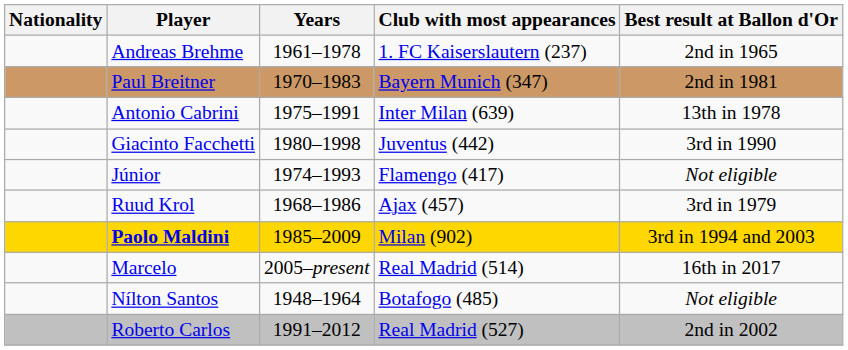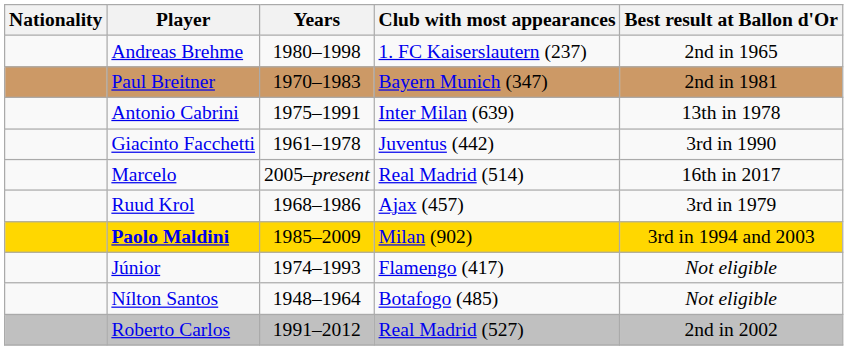(317, 50) 1961–1978 -> (317, 50) 1980–1998
(317, 143) 1980–1998 -> (317, 143) 1961–1978
rows swapped: (136, 174) <-> (144, 267)
